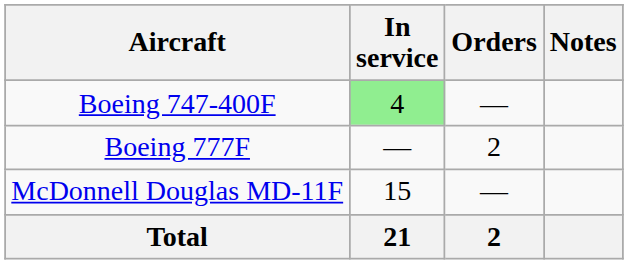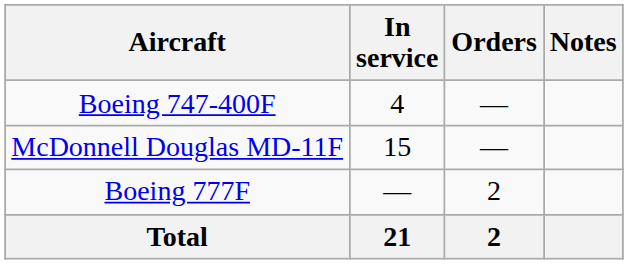(397, 102) lightgreen background -> (397, 102) no background
rows swapped: (177, 147) <-> (177, 191)
